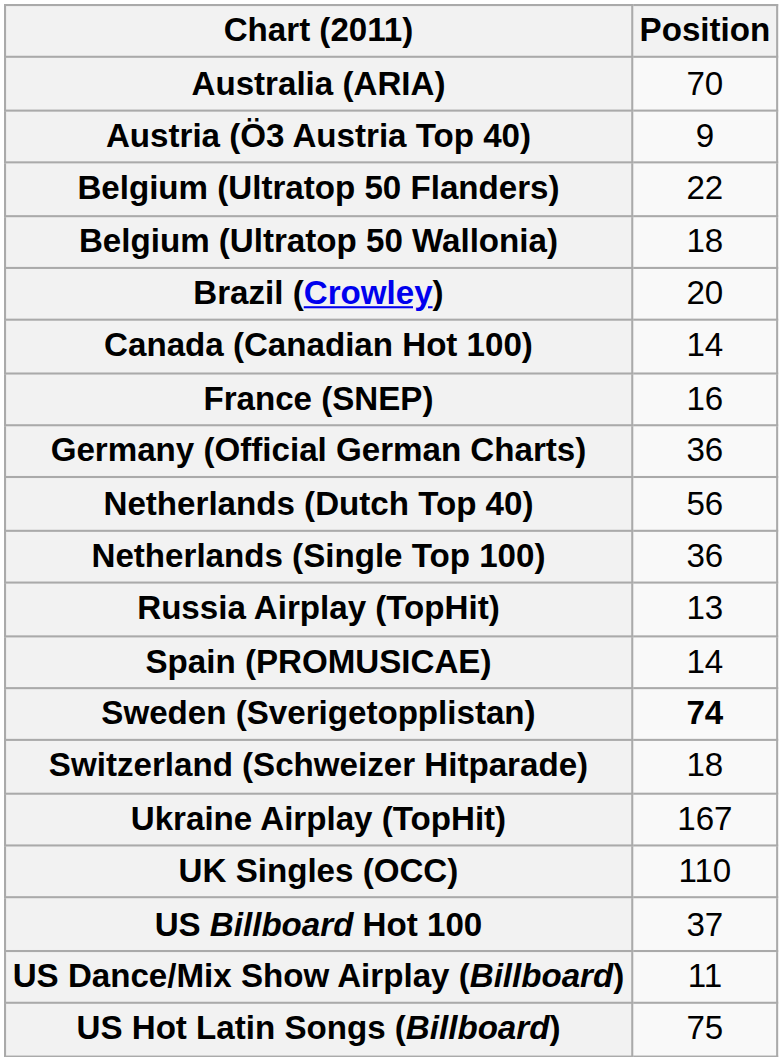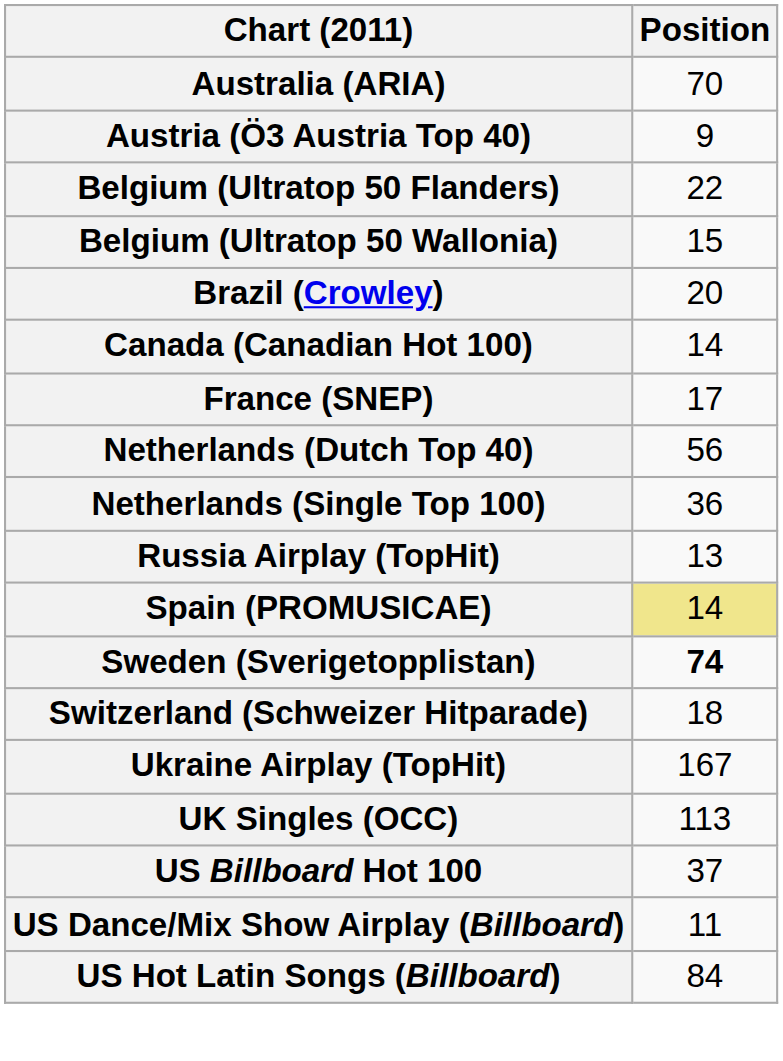(705, 240) 18 -> (705, 240) 15
(705, 398) 16 -> (705, 398) 17
- row: (318, 450)
(705, 661) no background -> (705, 608) khaki background
(705, 871) 110 -> (705, 818) 113
(705, 1028) 75 -> (705, 976) 84
